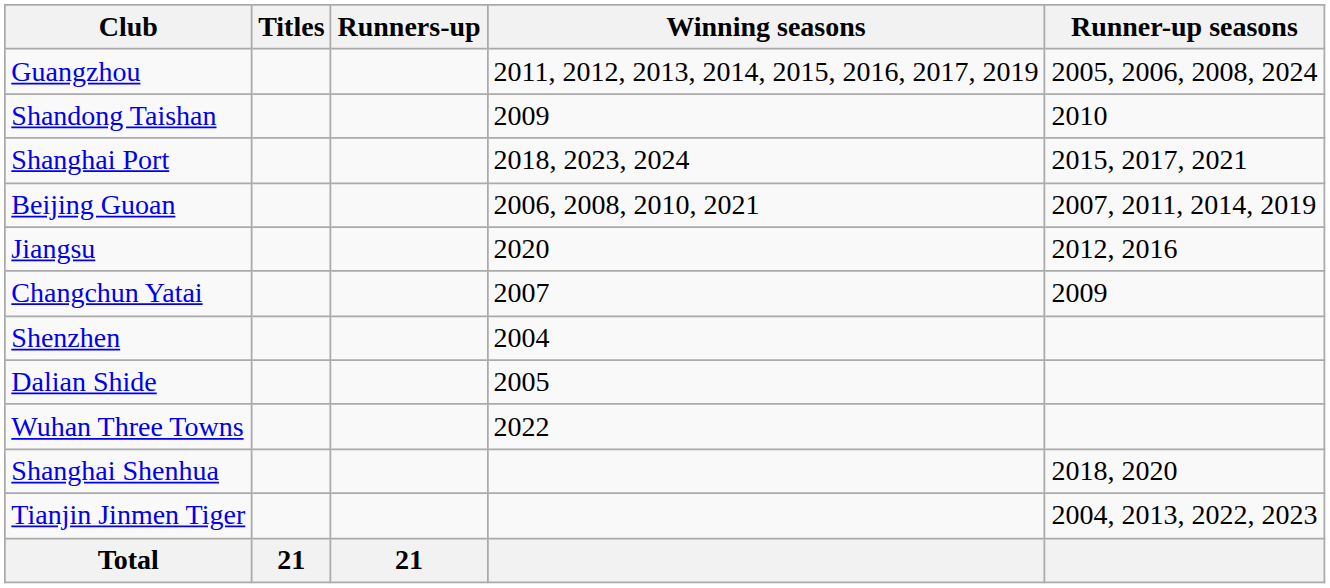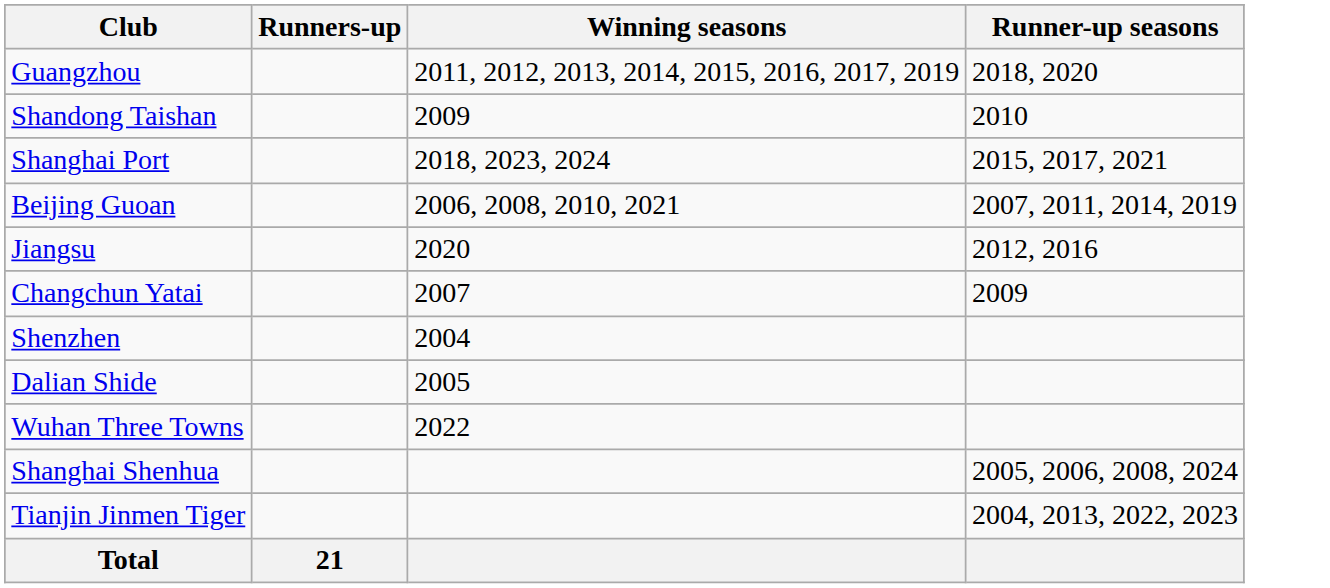- column: (291, 26)
(1184, 71) 2005, 2006, 2008, 2024 -> (1035, 71) 2018, 2020
(1114, 470) 2018, 2020 -> (1105, 470) 2005, 2006, 2008, 2024
